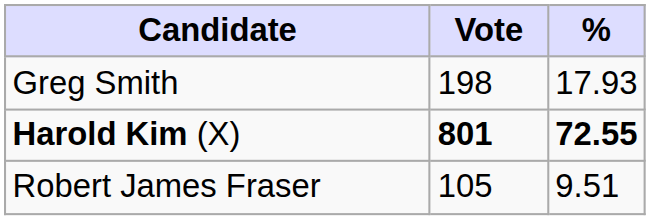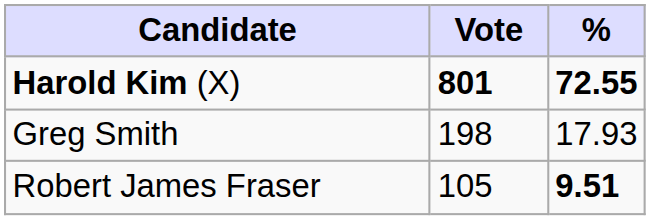rows swapped: (126, 134) <-> (96, 82)
(587, 186) normal -> (587, 186) bold
